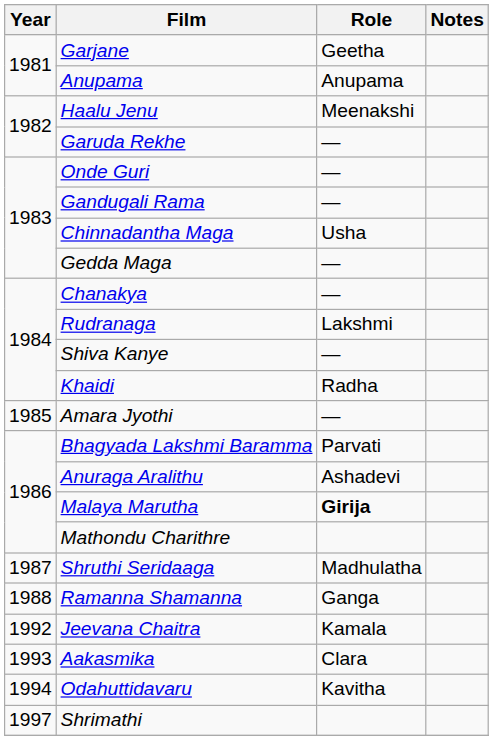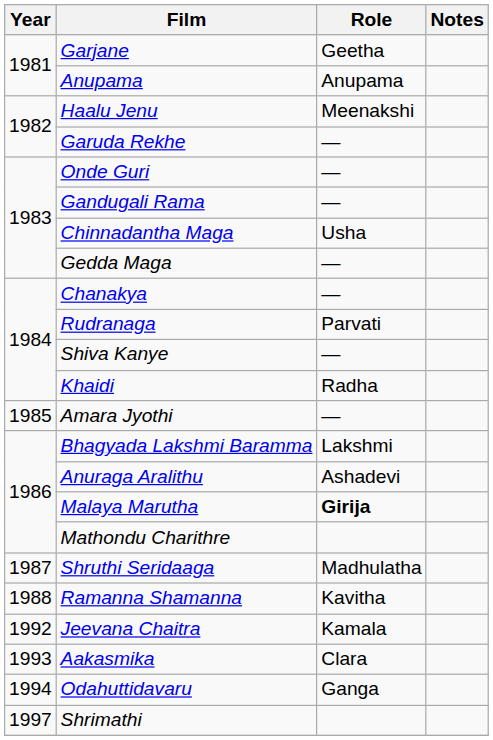(357, 324) Lakshmi -> (351, 324) Parvati
(351, 446) Parvati -> (357, 446) Lakshmi
(350, 598) Ganga -> (353, 598) Kavitha
(353, 689) Kavitha -> (350, 689) Ganga
